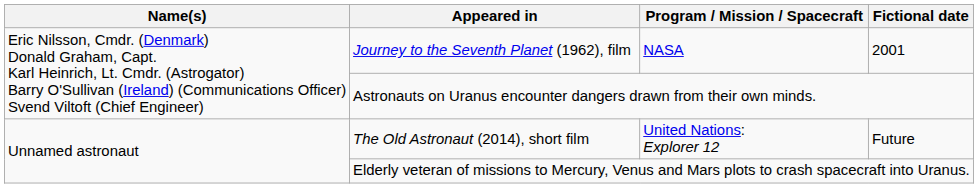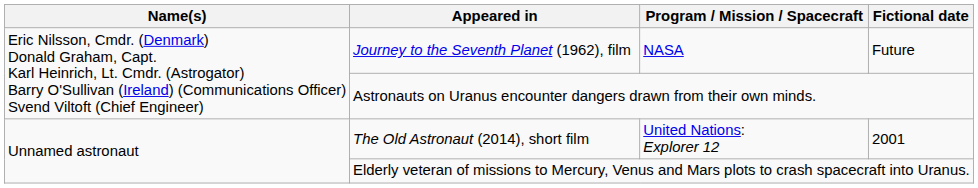(888, 50) 2001 -> (893, 50) Future
(893, 138) Future -> (888, 138) 2001
